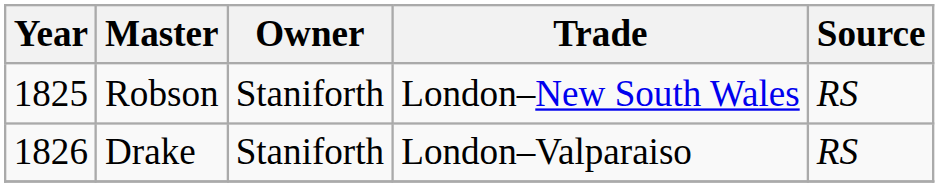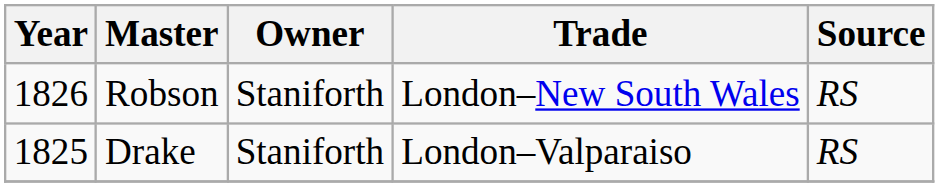(51, 92) 1825 -> (51, 92) 1826
(51, 151) 1826 -> (51, 151) 1825
